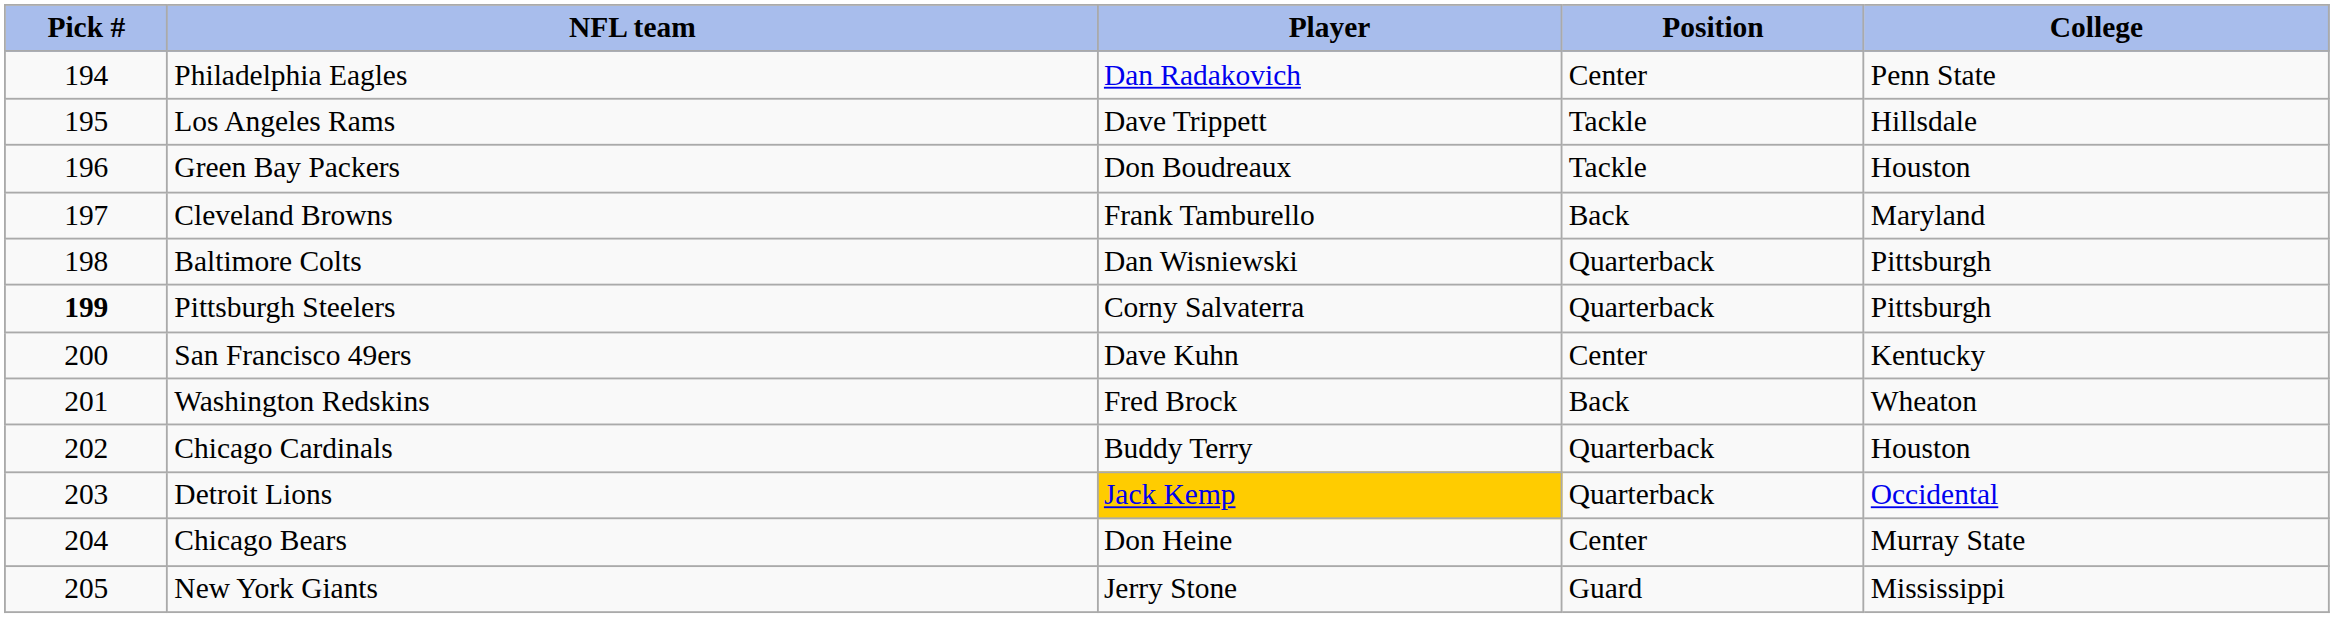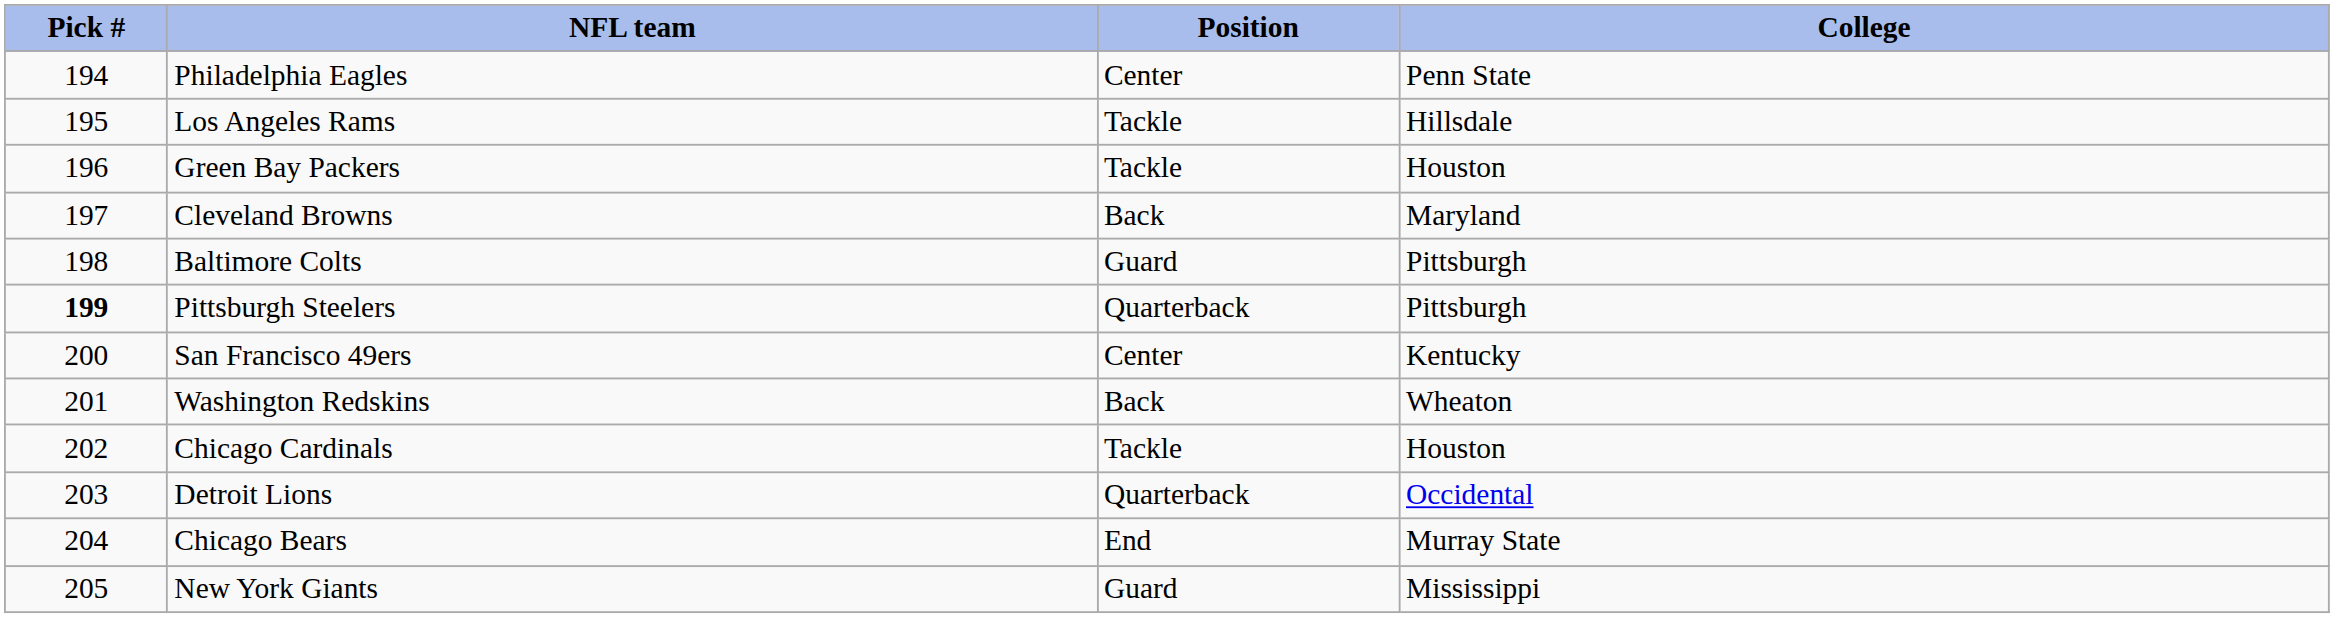- column: (1330, 27)
(1641, 261) Quarterback -> (1141, 261) Guard
(1641, 448) Quarterback -> (1143, 448) Tackle
(1608, 541) Center -> (1128, 541) End
